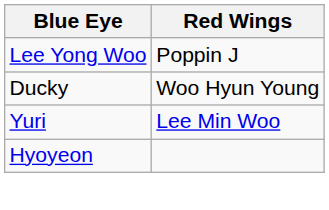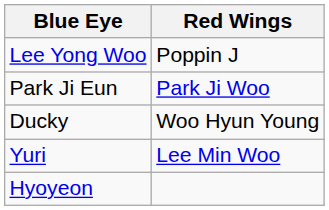+ row: (64, 88)
